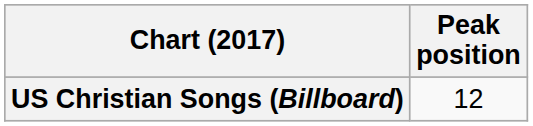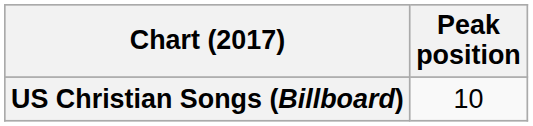(468, 98) 12 -> (468, 98) 10
